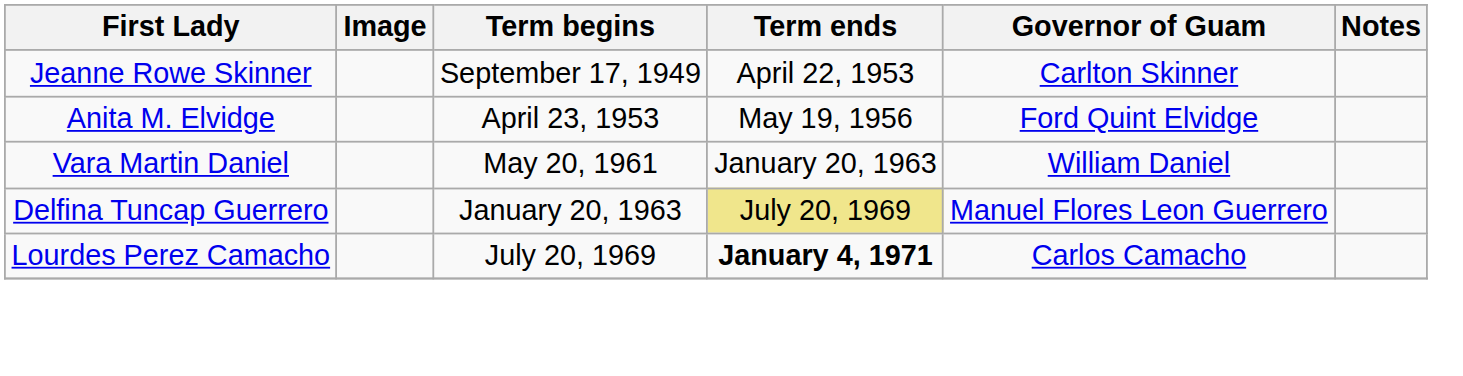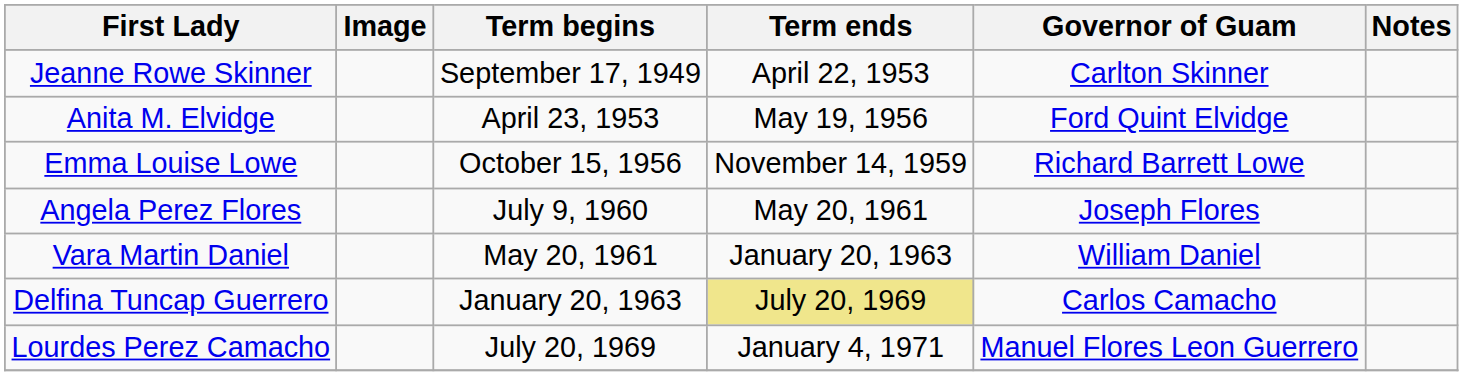+ row: (171, 164)
+ row: (171, 210)
(1139, 210) Manuel Flores Leon Guerrero -> (1169, 301) Carlos Camacho
(825, 255) bold -> (841, 347) normal
(1139, 255) Carlos Camacho -> (1169, 347) Manuel Flores Leon Guerrero
